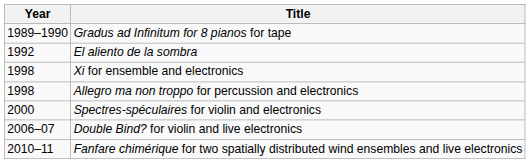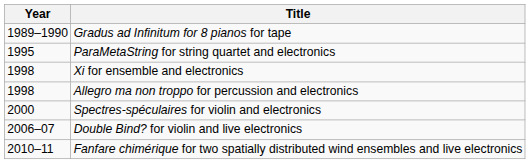- row: (136, 52)
+ row: (204, 52)
